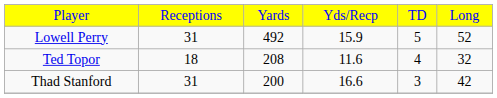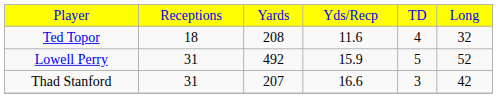rows swapped: (71, 37) <-> (71, 59)
(274, 81) 200 -> (274, 81) 207
